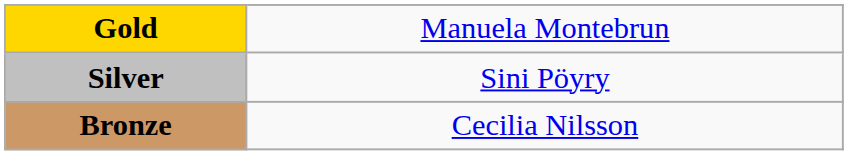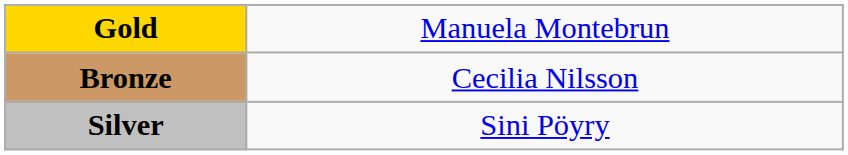rows swapped: (126, 76) <-> (126, 125)
